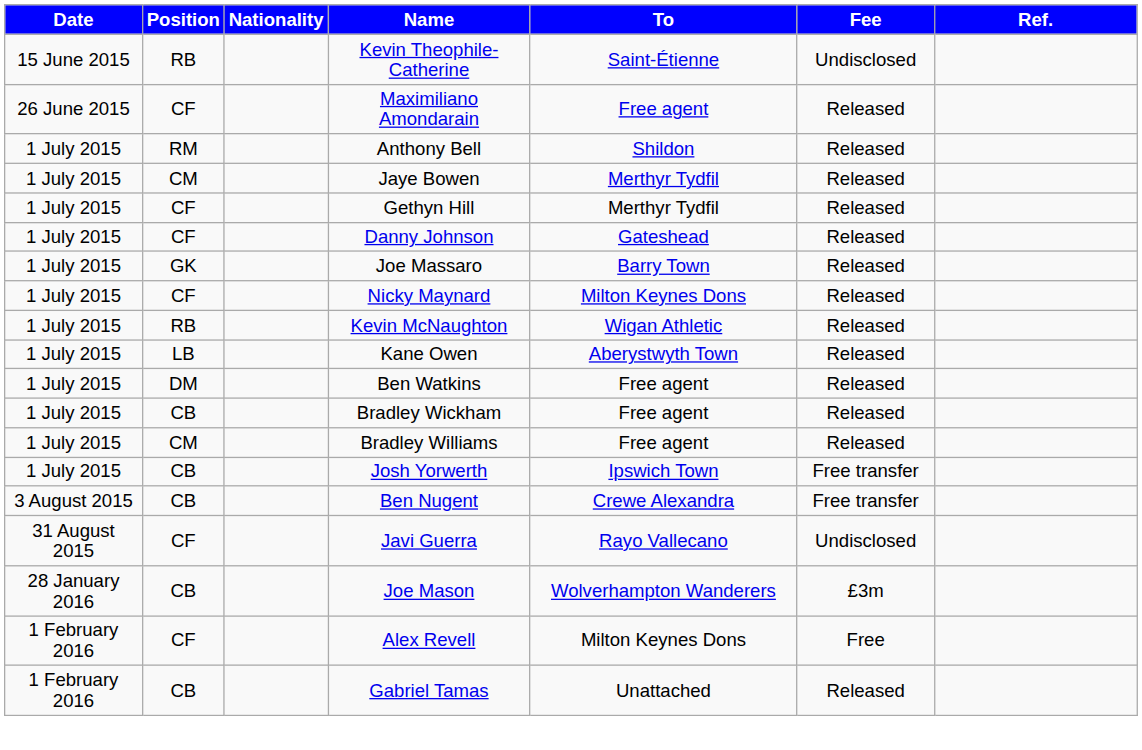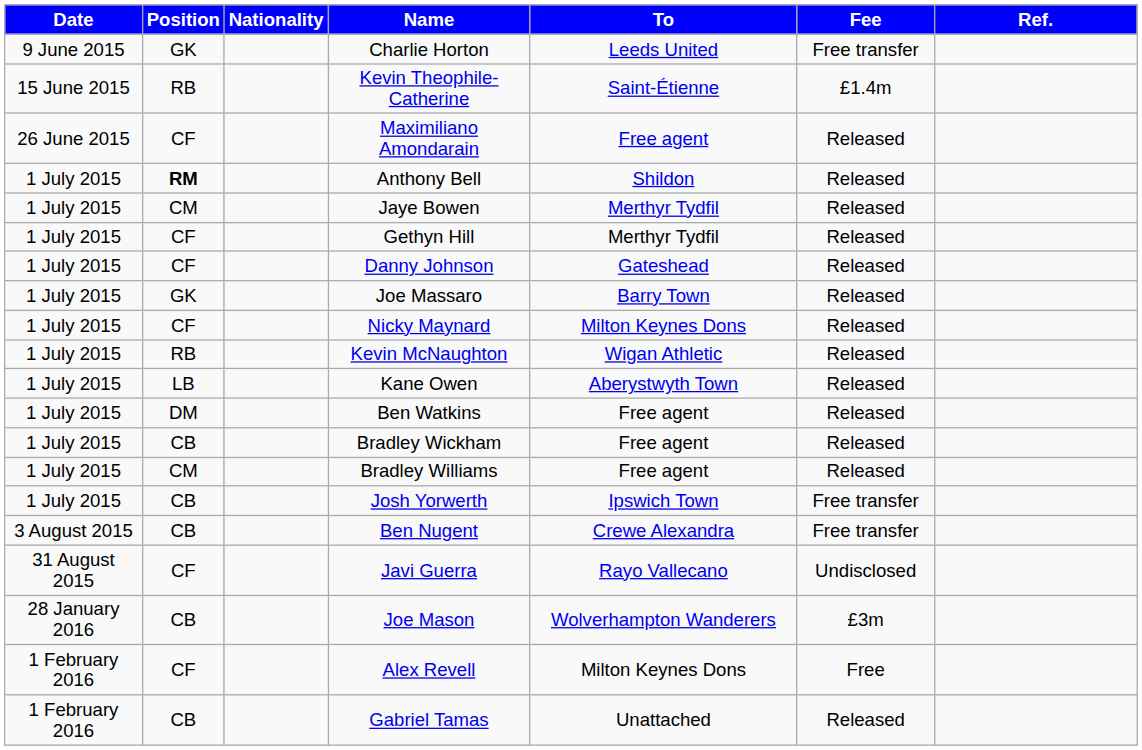+ row: (429, 49)
(866, 59) Undisclosed -> (866, 89) £1.4m
(183, 149) normal -> (183, 178) bold
